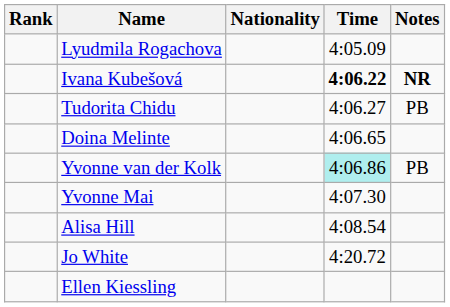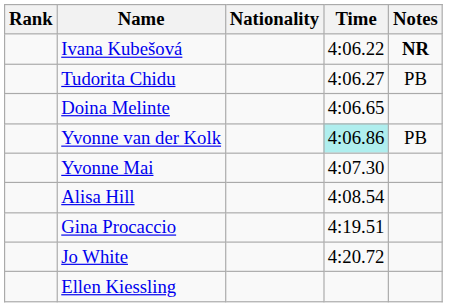- row: (142, 49)
(357, 78) bold -> (356, 49) normal
+ row: (119, 227)
